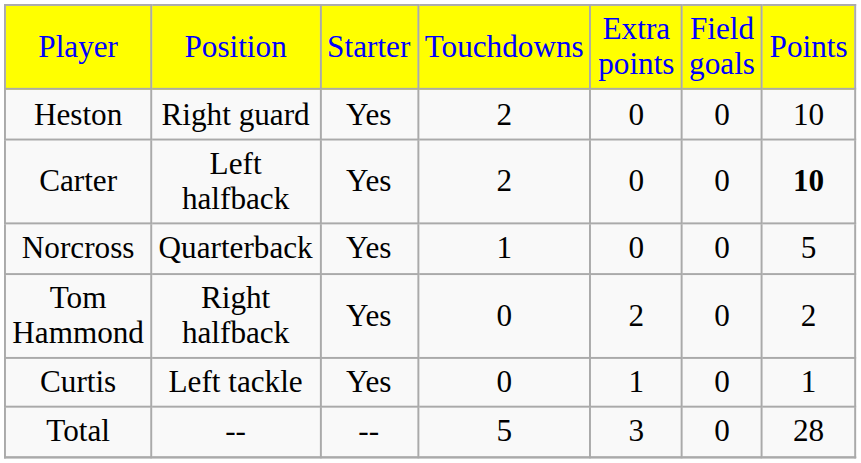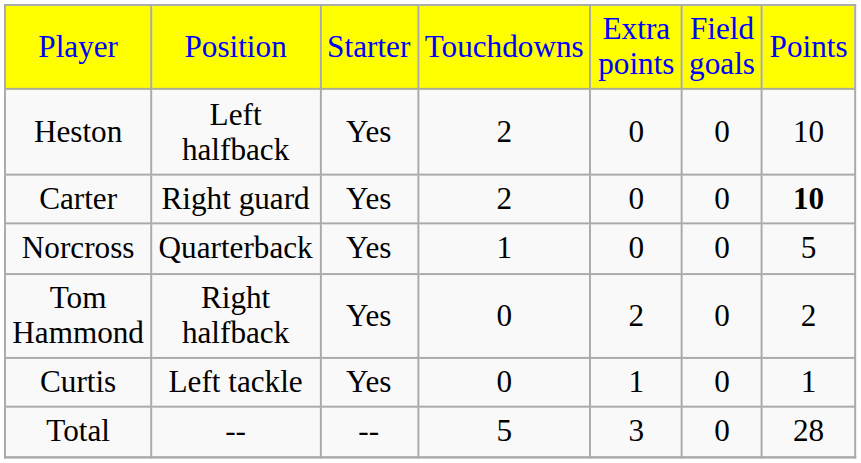(236, 113) Right guard -> (236, 131) Left halfback
(236, 180) Left halfback -> (236, 198) Right guard
